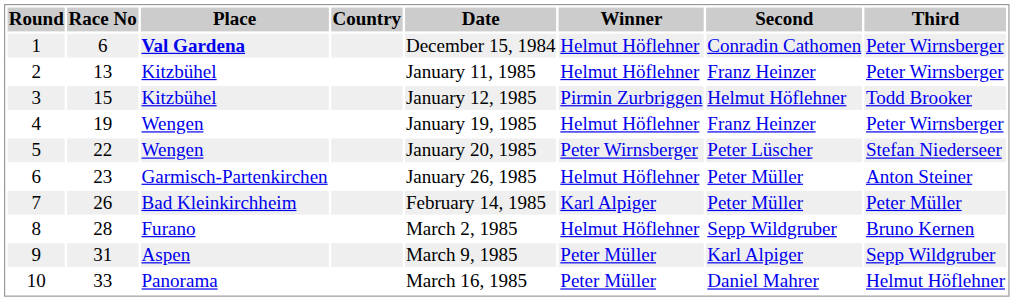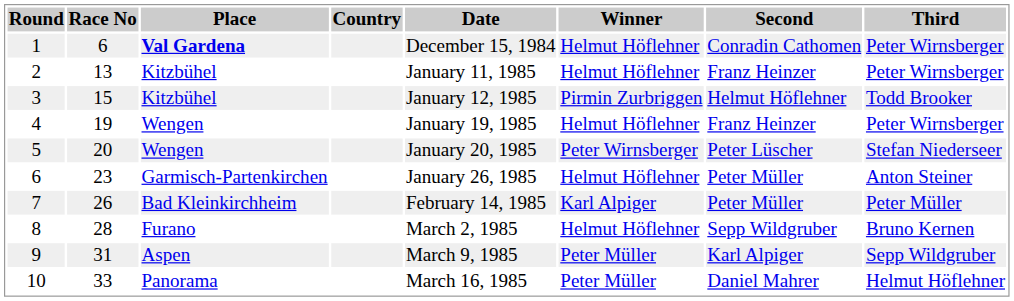(103, 150) 22 -> (103, 150) 20
